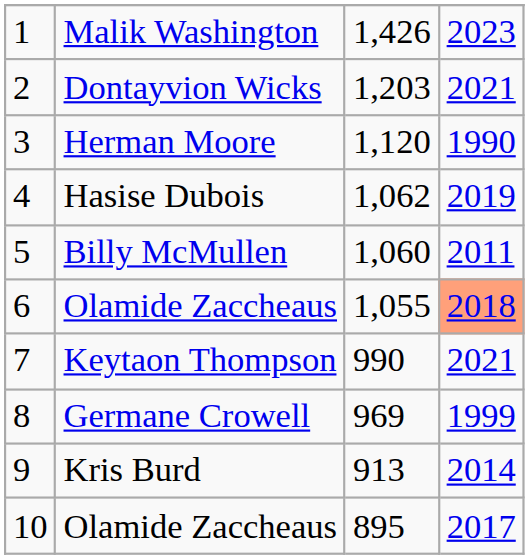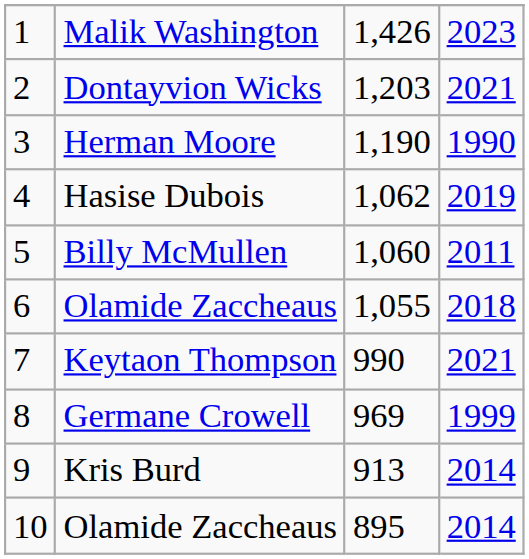(392, 141) 1,120 -> (392, 141) 1,190
(481, 305) lightsalmon background -> (481, 305) no background
(481, 525) 2017 -> (481, 525) 2014
